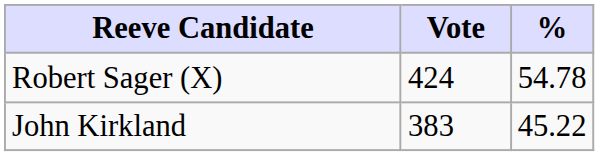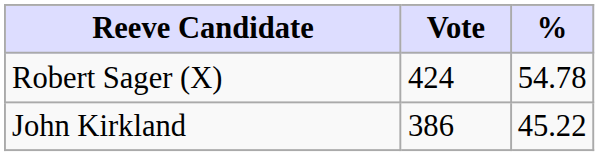(431, 125) 383 -> (431, 125) 386
